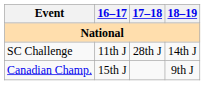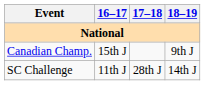rows swapped: (50, 70) <-> (40, 51)
